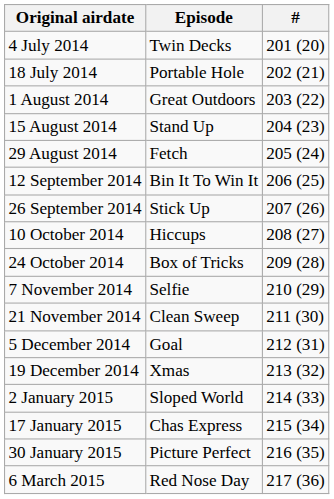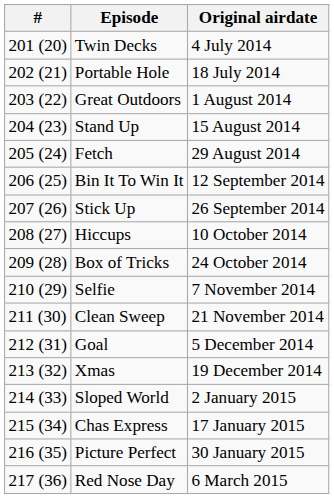columns swapped: (295, 18) <-> (75, 18)
